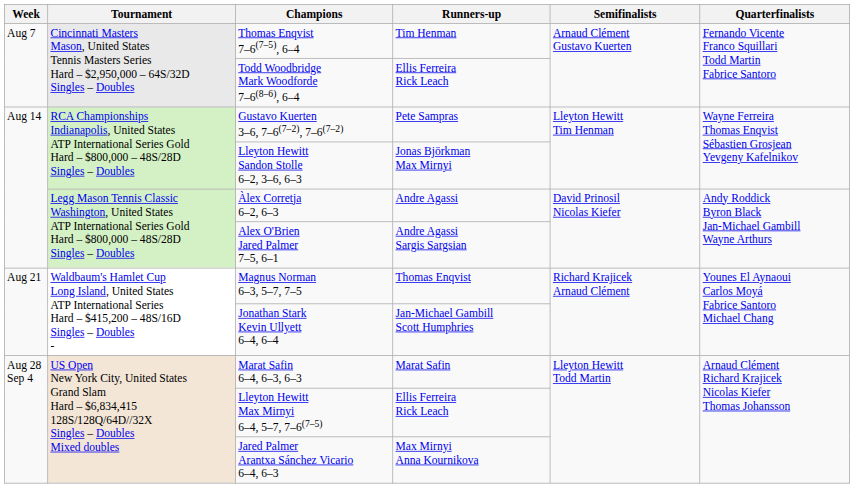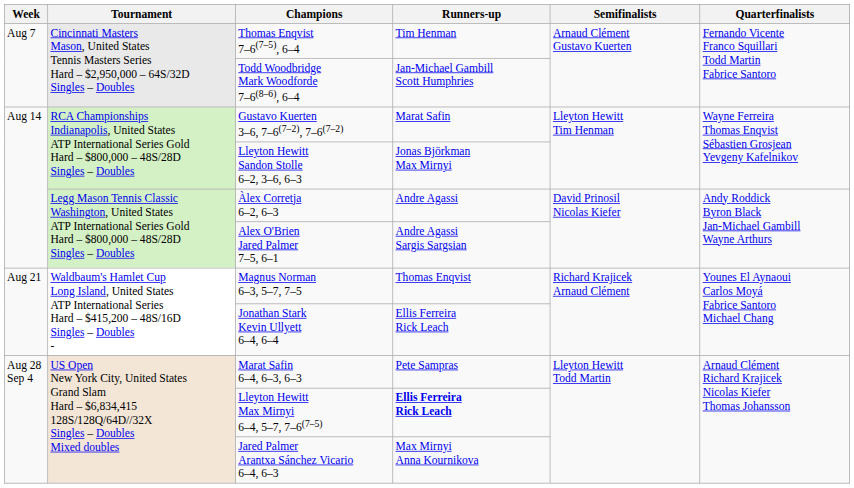(426, 75) Ellis Ferreira Rick Leach -> (444, 75) Jan-Michael Gambill Scott Humphries
(427, 117) Pete Sampras -> (423, 117) Marat Safin
(444, 320) Jan-Michael Gambill Scott Humphries -> (426, 320) Ellis Ferreira Rick Leach
(423, 365) Marat Safin -> (427, 365) Pete Sampras
(426, 404) normal -> (429, 404) bold
